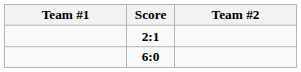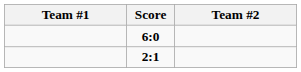rows swapped: (151, 36) <-> (151, 57)
